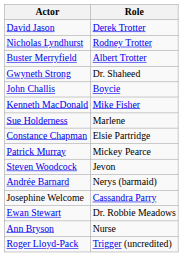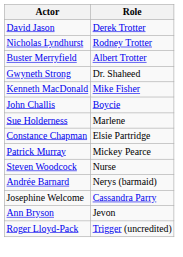rows swapped: (31, 89) <-> (47, 105)
(104, 167) Jevon -> (104, 167) Nurse
- row: (34, 213)
(104, 228) Nurse -> (104, 213) Jevon
